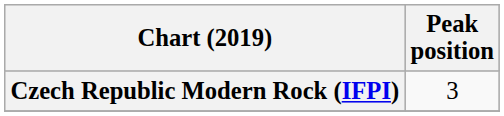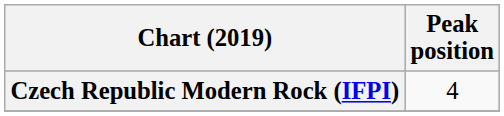(452, 90) 3 -> (452, 90) 4
